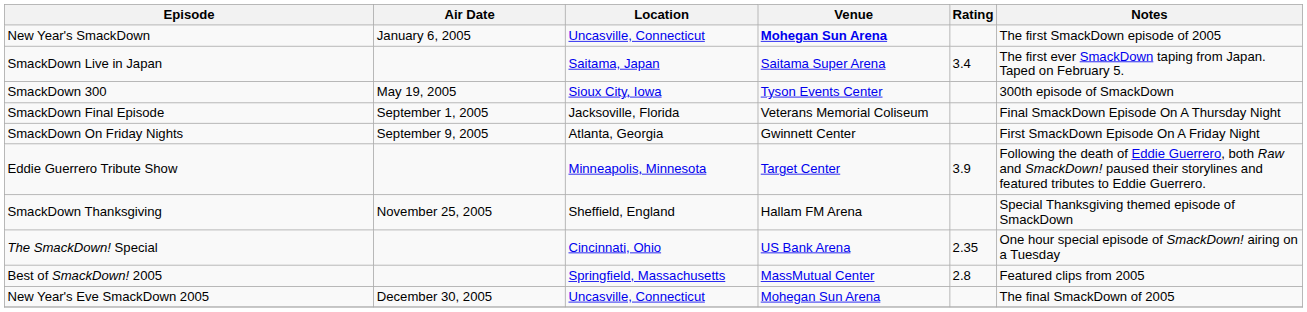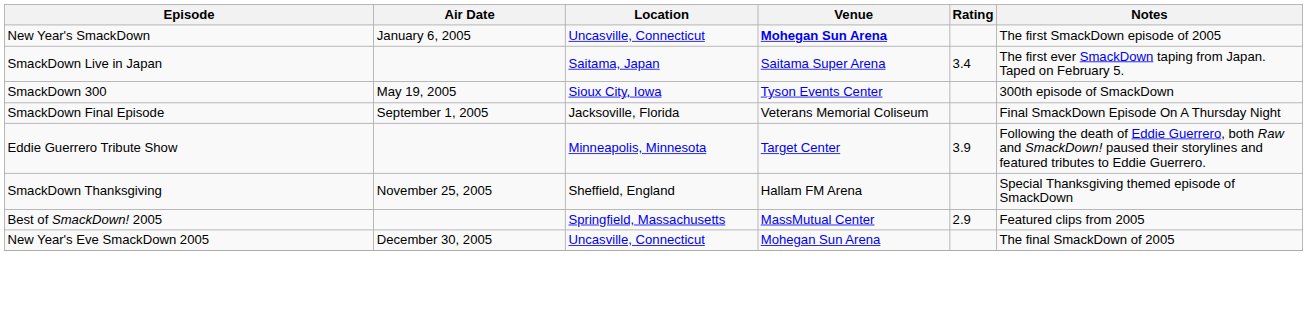- row: (95, 133)
- row: (83, 247)
(962, 275) 2.8 -> (962, 219) 2.9
